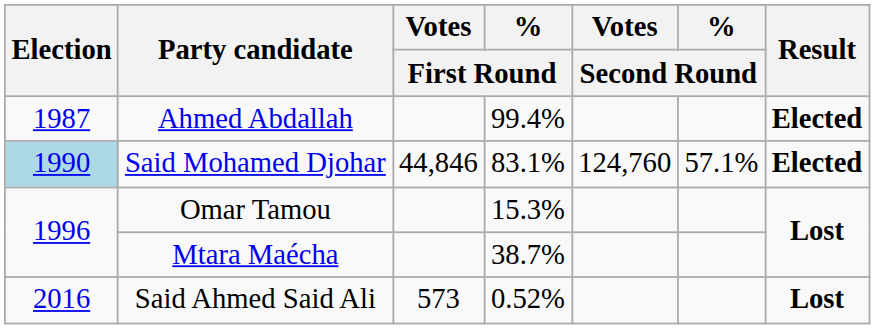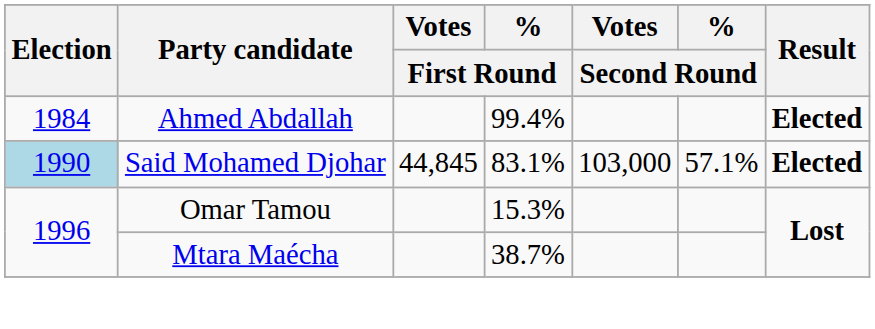(62, 118) 1987 -> (62, 118) 1984
(438, 163) 44,846 -> (438, 163) 44,845
(625, 163) 124,760 -> (625, 163) 103,000
- row: (255, 299)
